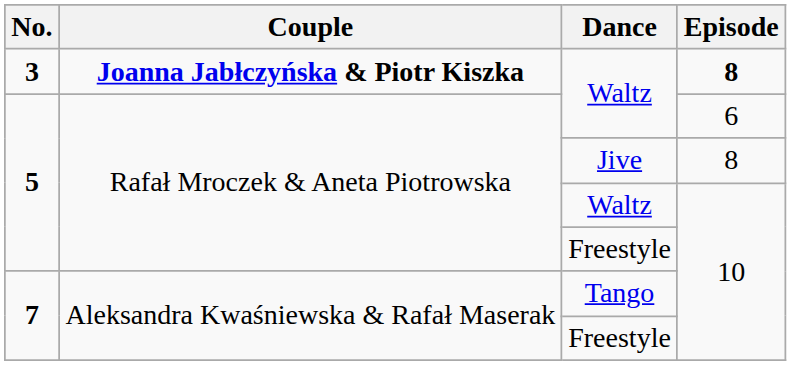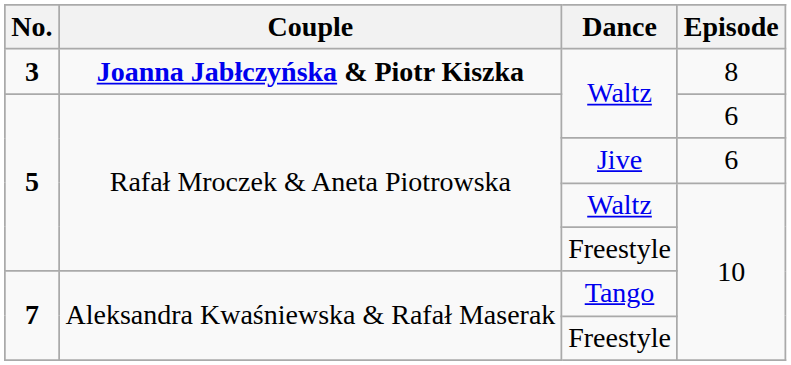(731, 71) bold -> (731, 71) normal
(731, 159) 8 -> (731, 159) 6
